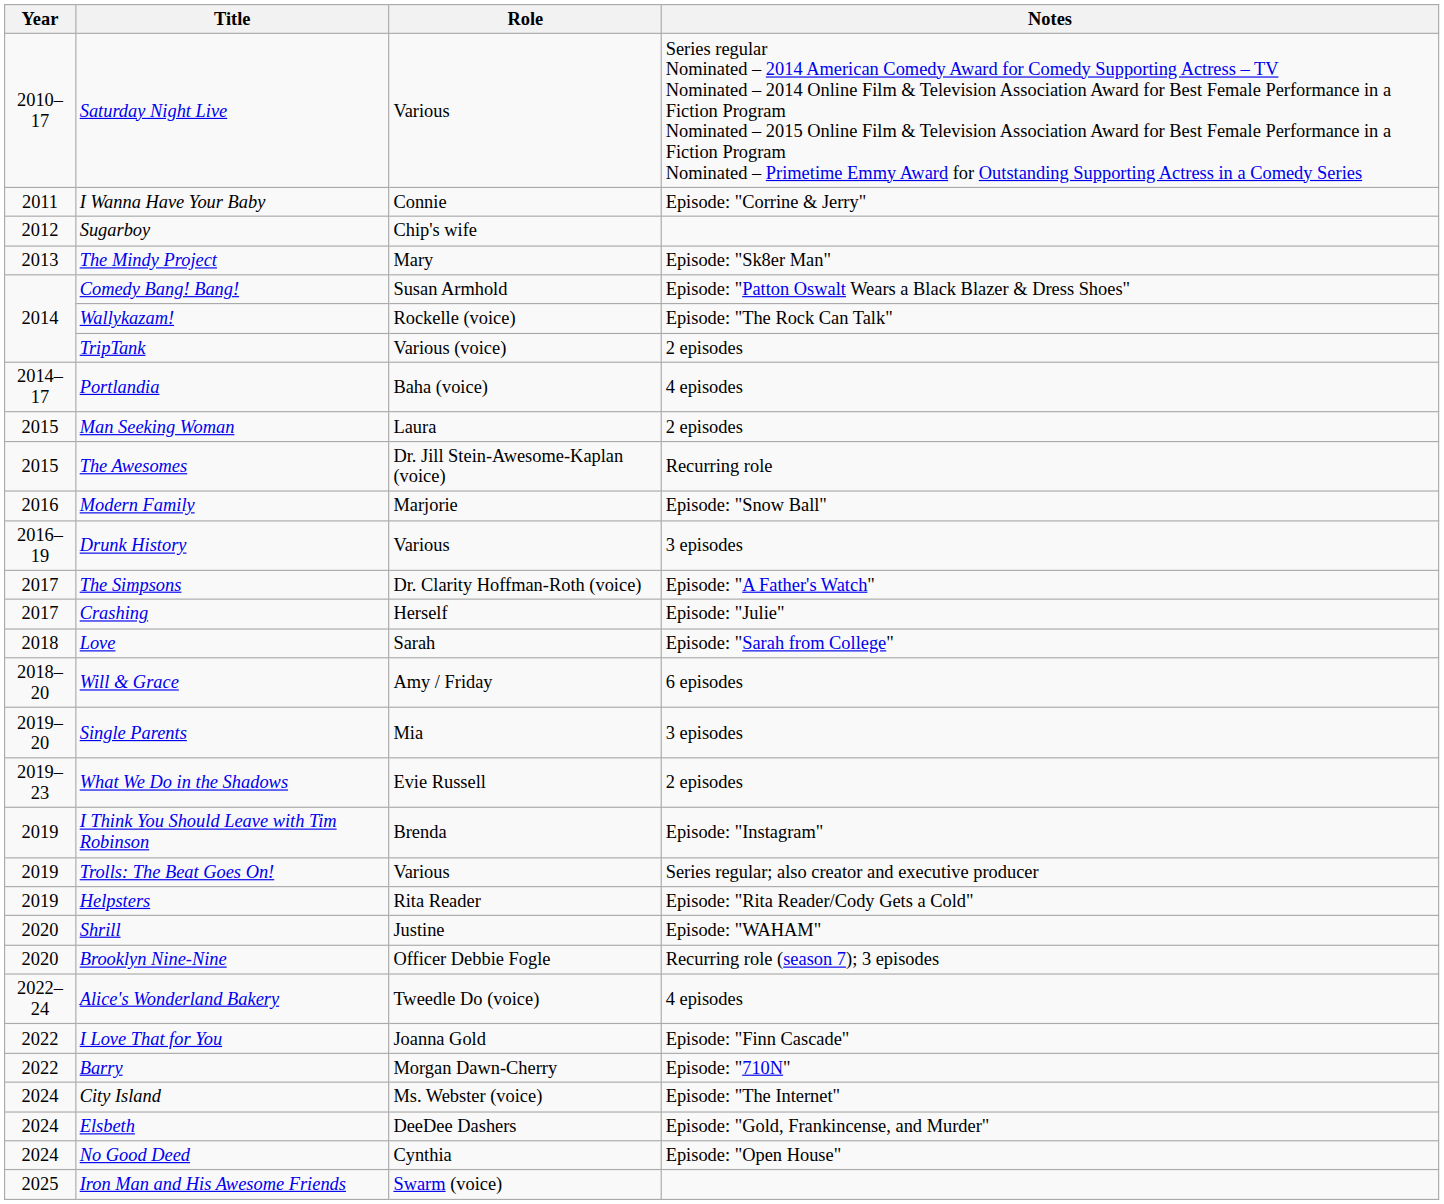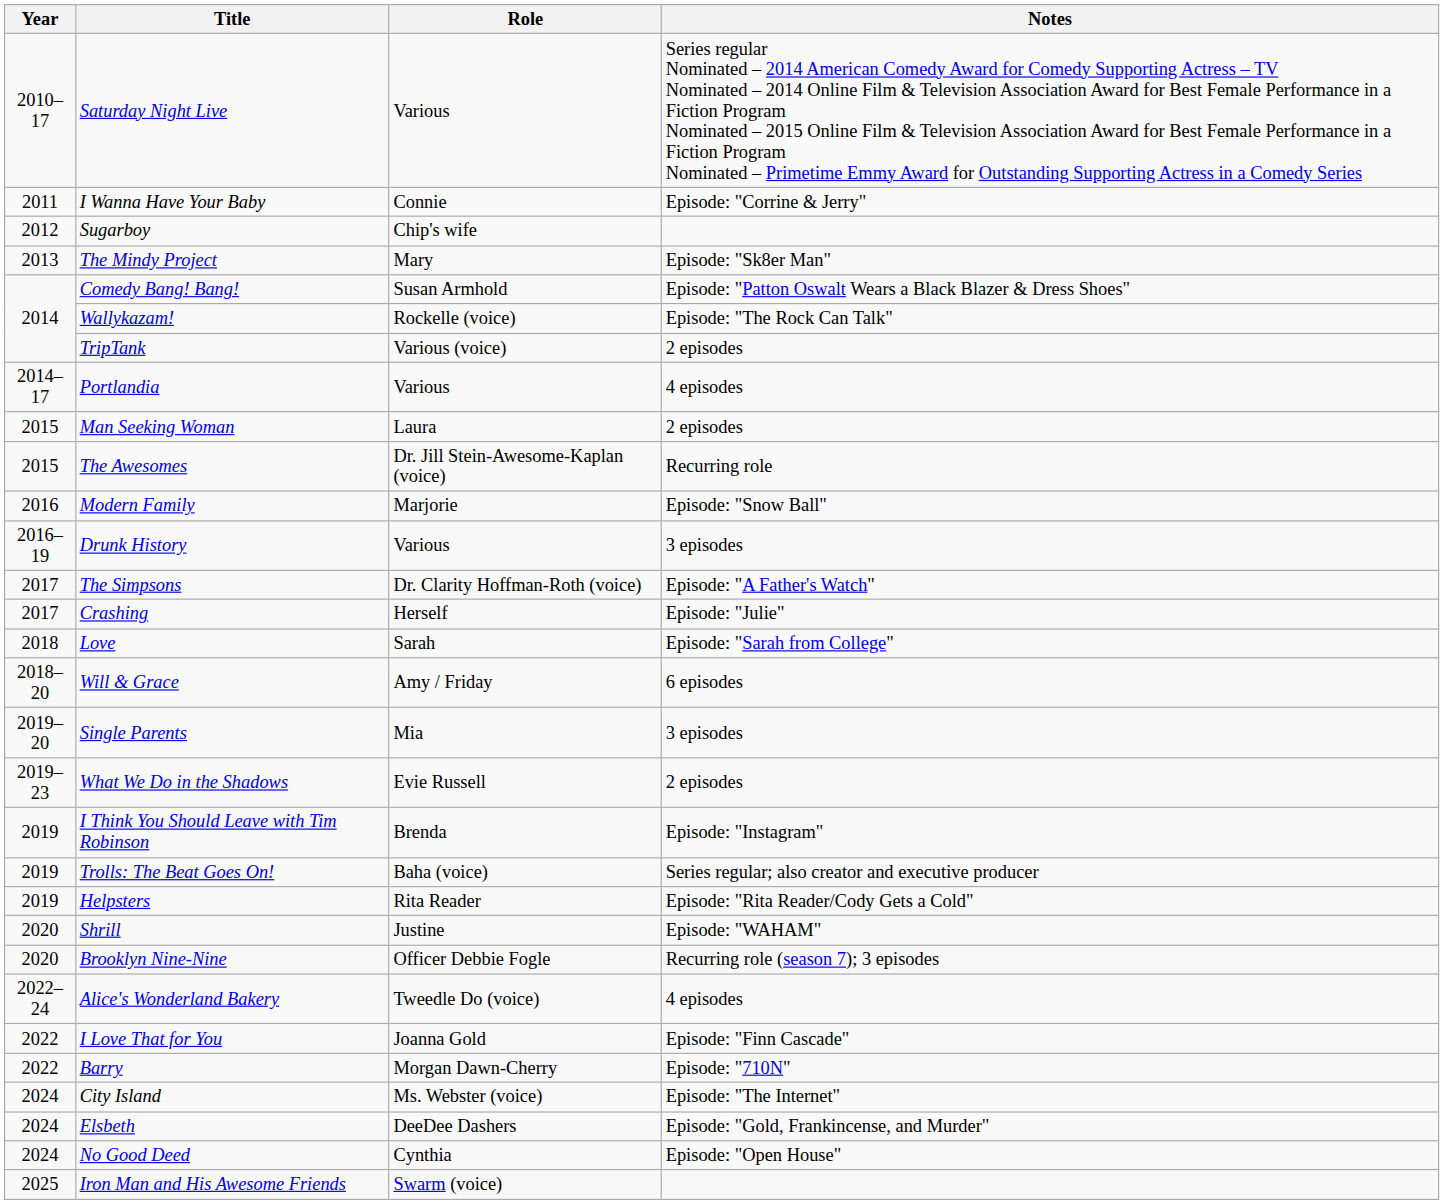(441, 387) Baha (voice) -> (422, 387) Various
(422, 871) Various -> (441, 871) Baha (voice)
